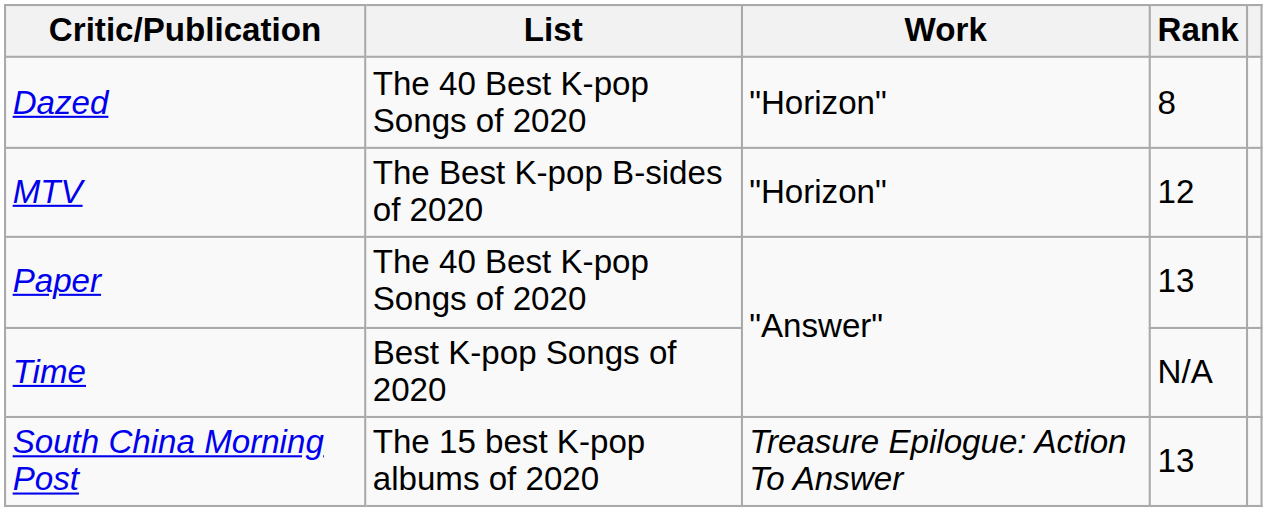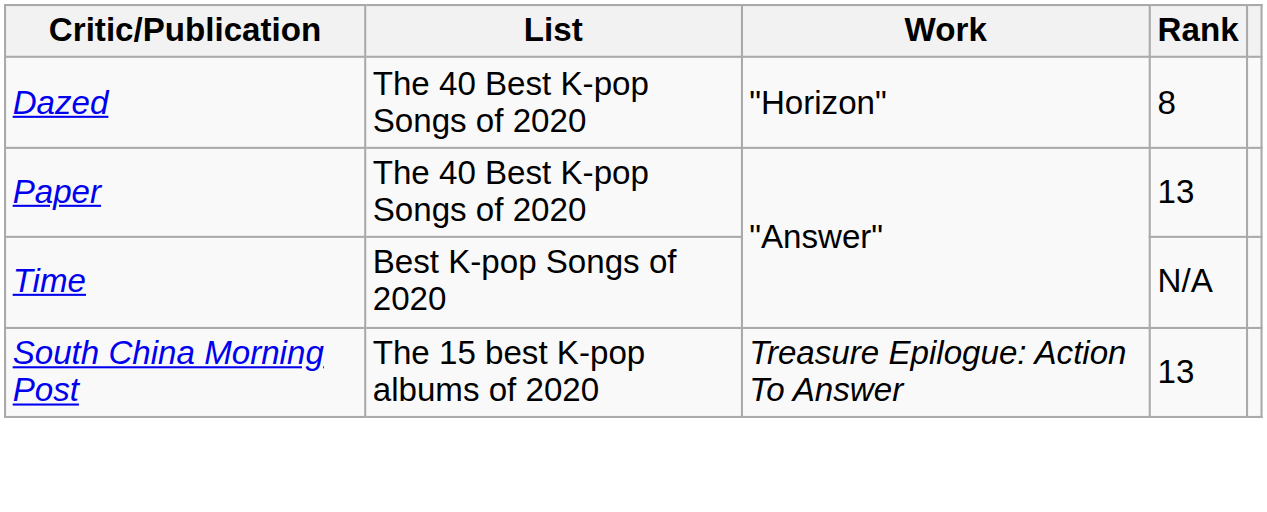- row: (48, 191)
